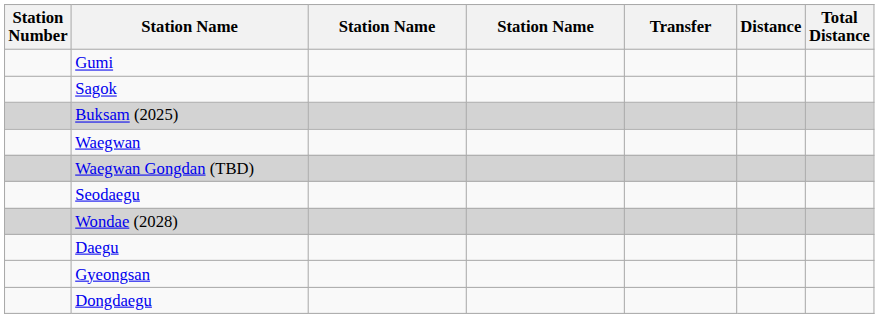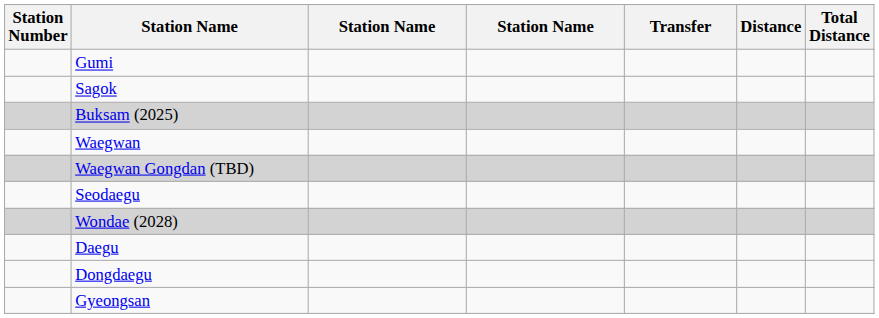rows swapped: (114, 300) <-> (113, 273)
